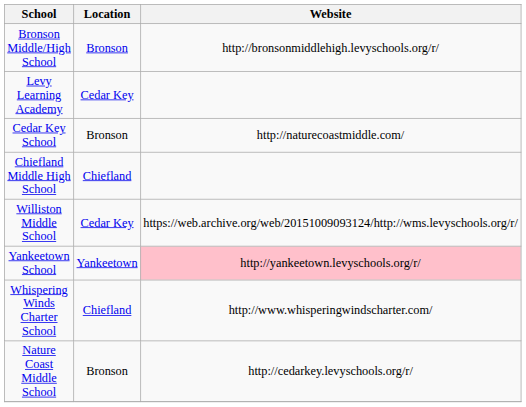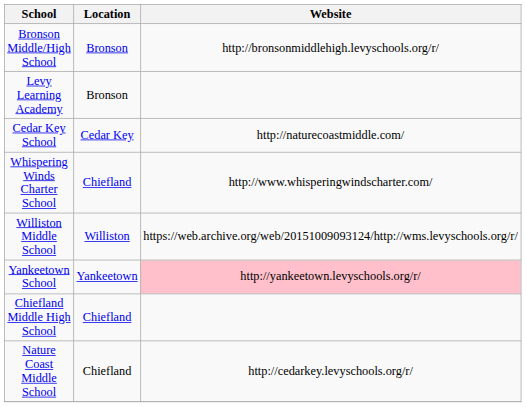(107, 94) Cedar Key -> (107, 94) Bronson
(107, 135) Bronson -> (107, 135) Cedar Key
rows swapped: (39, 175) <-> (39, 310)
(107, 222) Cedar Key -> (107, 236) Williston
(107, 371) Bronson -> (107, 371) Chiefland
